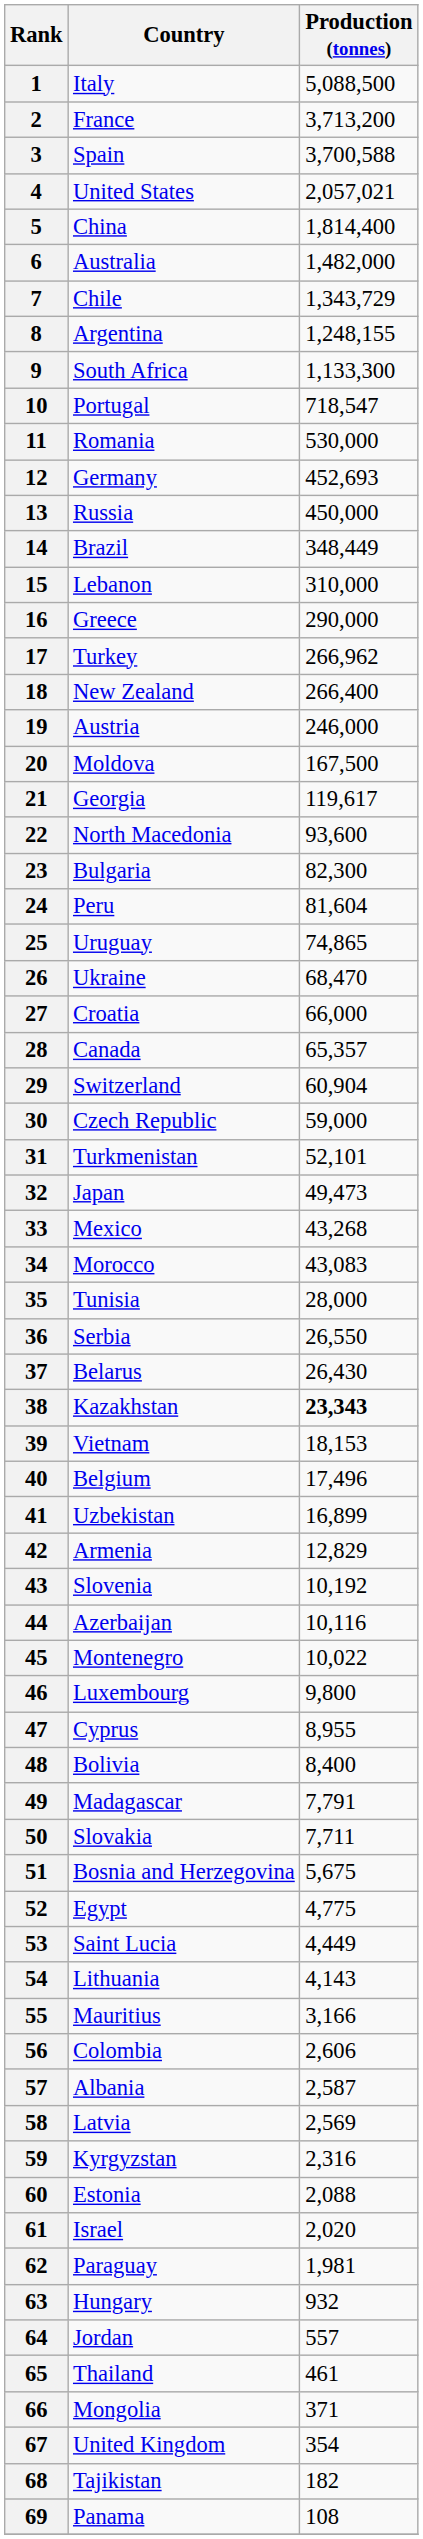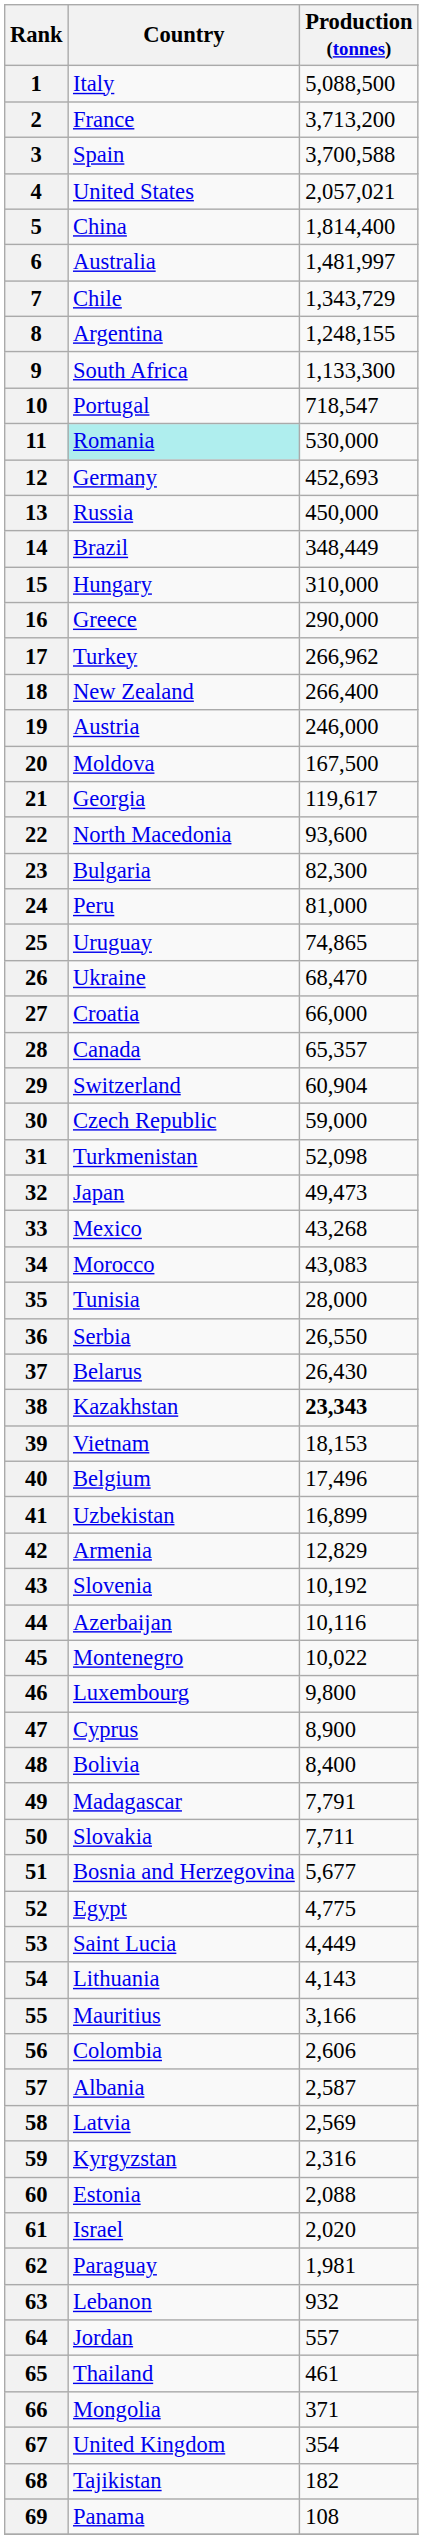(350, 262) 1,482,000 -> (350, 262) 1,481,997
(114, 441) no background -> (114, 441) paleturquoise background
(112, 584) Lebanon -> (112, 584) Hungary
(336, 906) 81,604 -> (336, 906) 81,000
(336, 1156) 52,101 -> (336, 1156) 52,098
(331, 1729) 8,955 -> (331, 1729) 8,900
(331, 1872) 5,675 -> (331, 1872) 5,677
(112, 2301) Hungary -> (112, 2301) Lebanon
